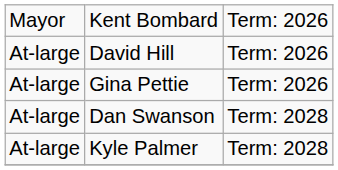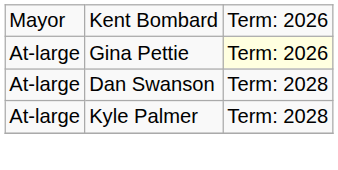- row: (132, 52)
(278, 84) no background -> (278, 52) lightyellow background
